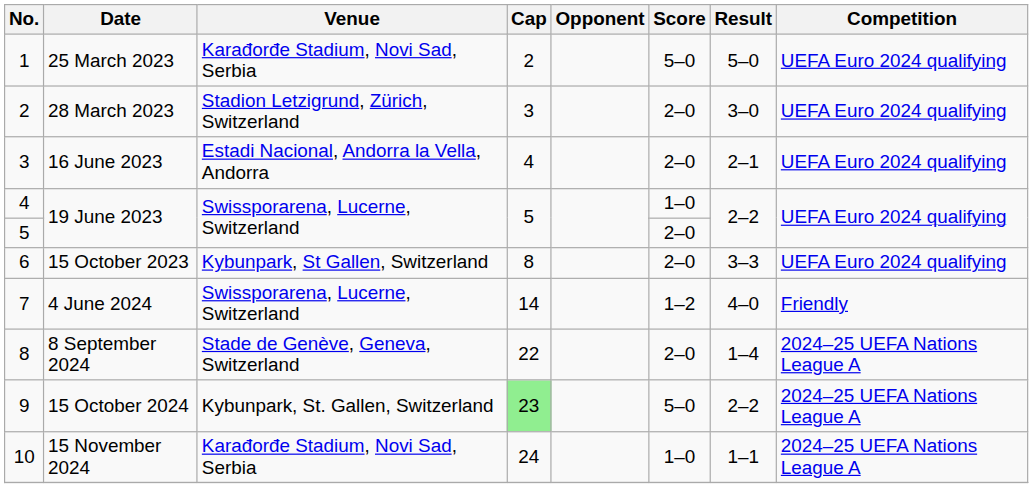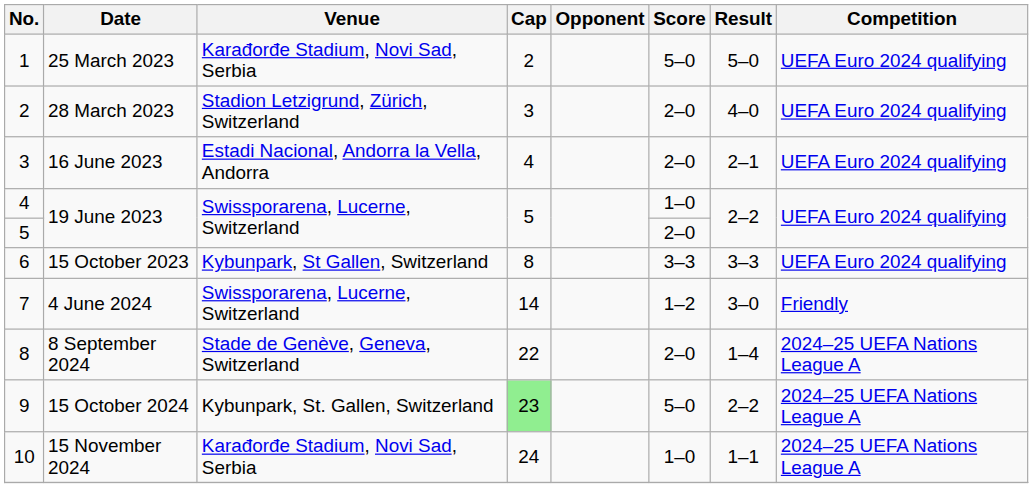(743, 111) 3–0 -> (743, 111) 4–0
(679, 262) 2–0 -> (679, 262) 3–3
(743, 303) 4–0 -> (743, 303) 3–0
